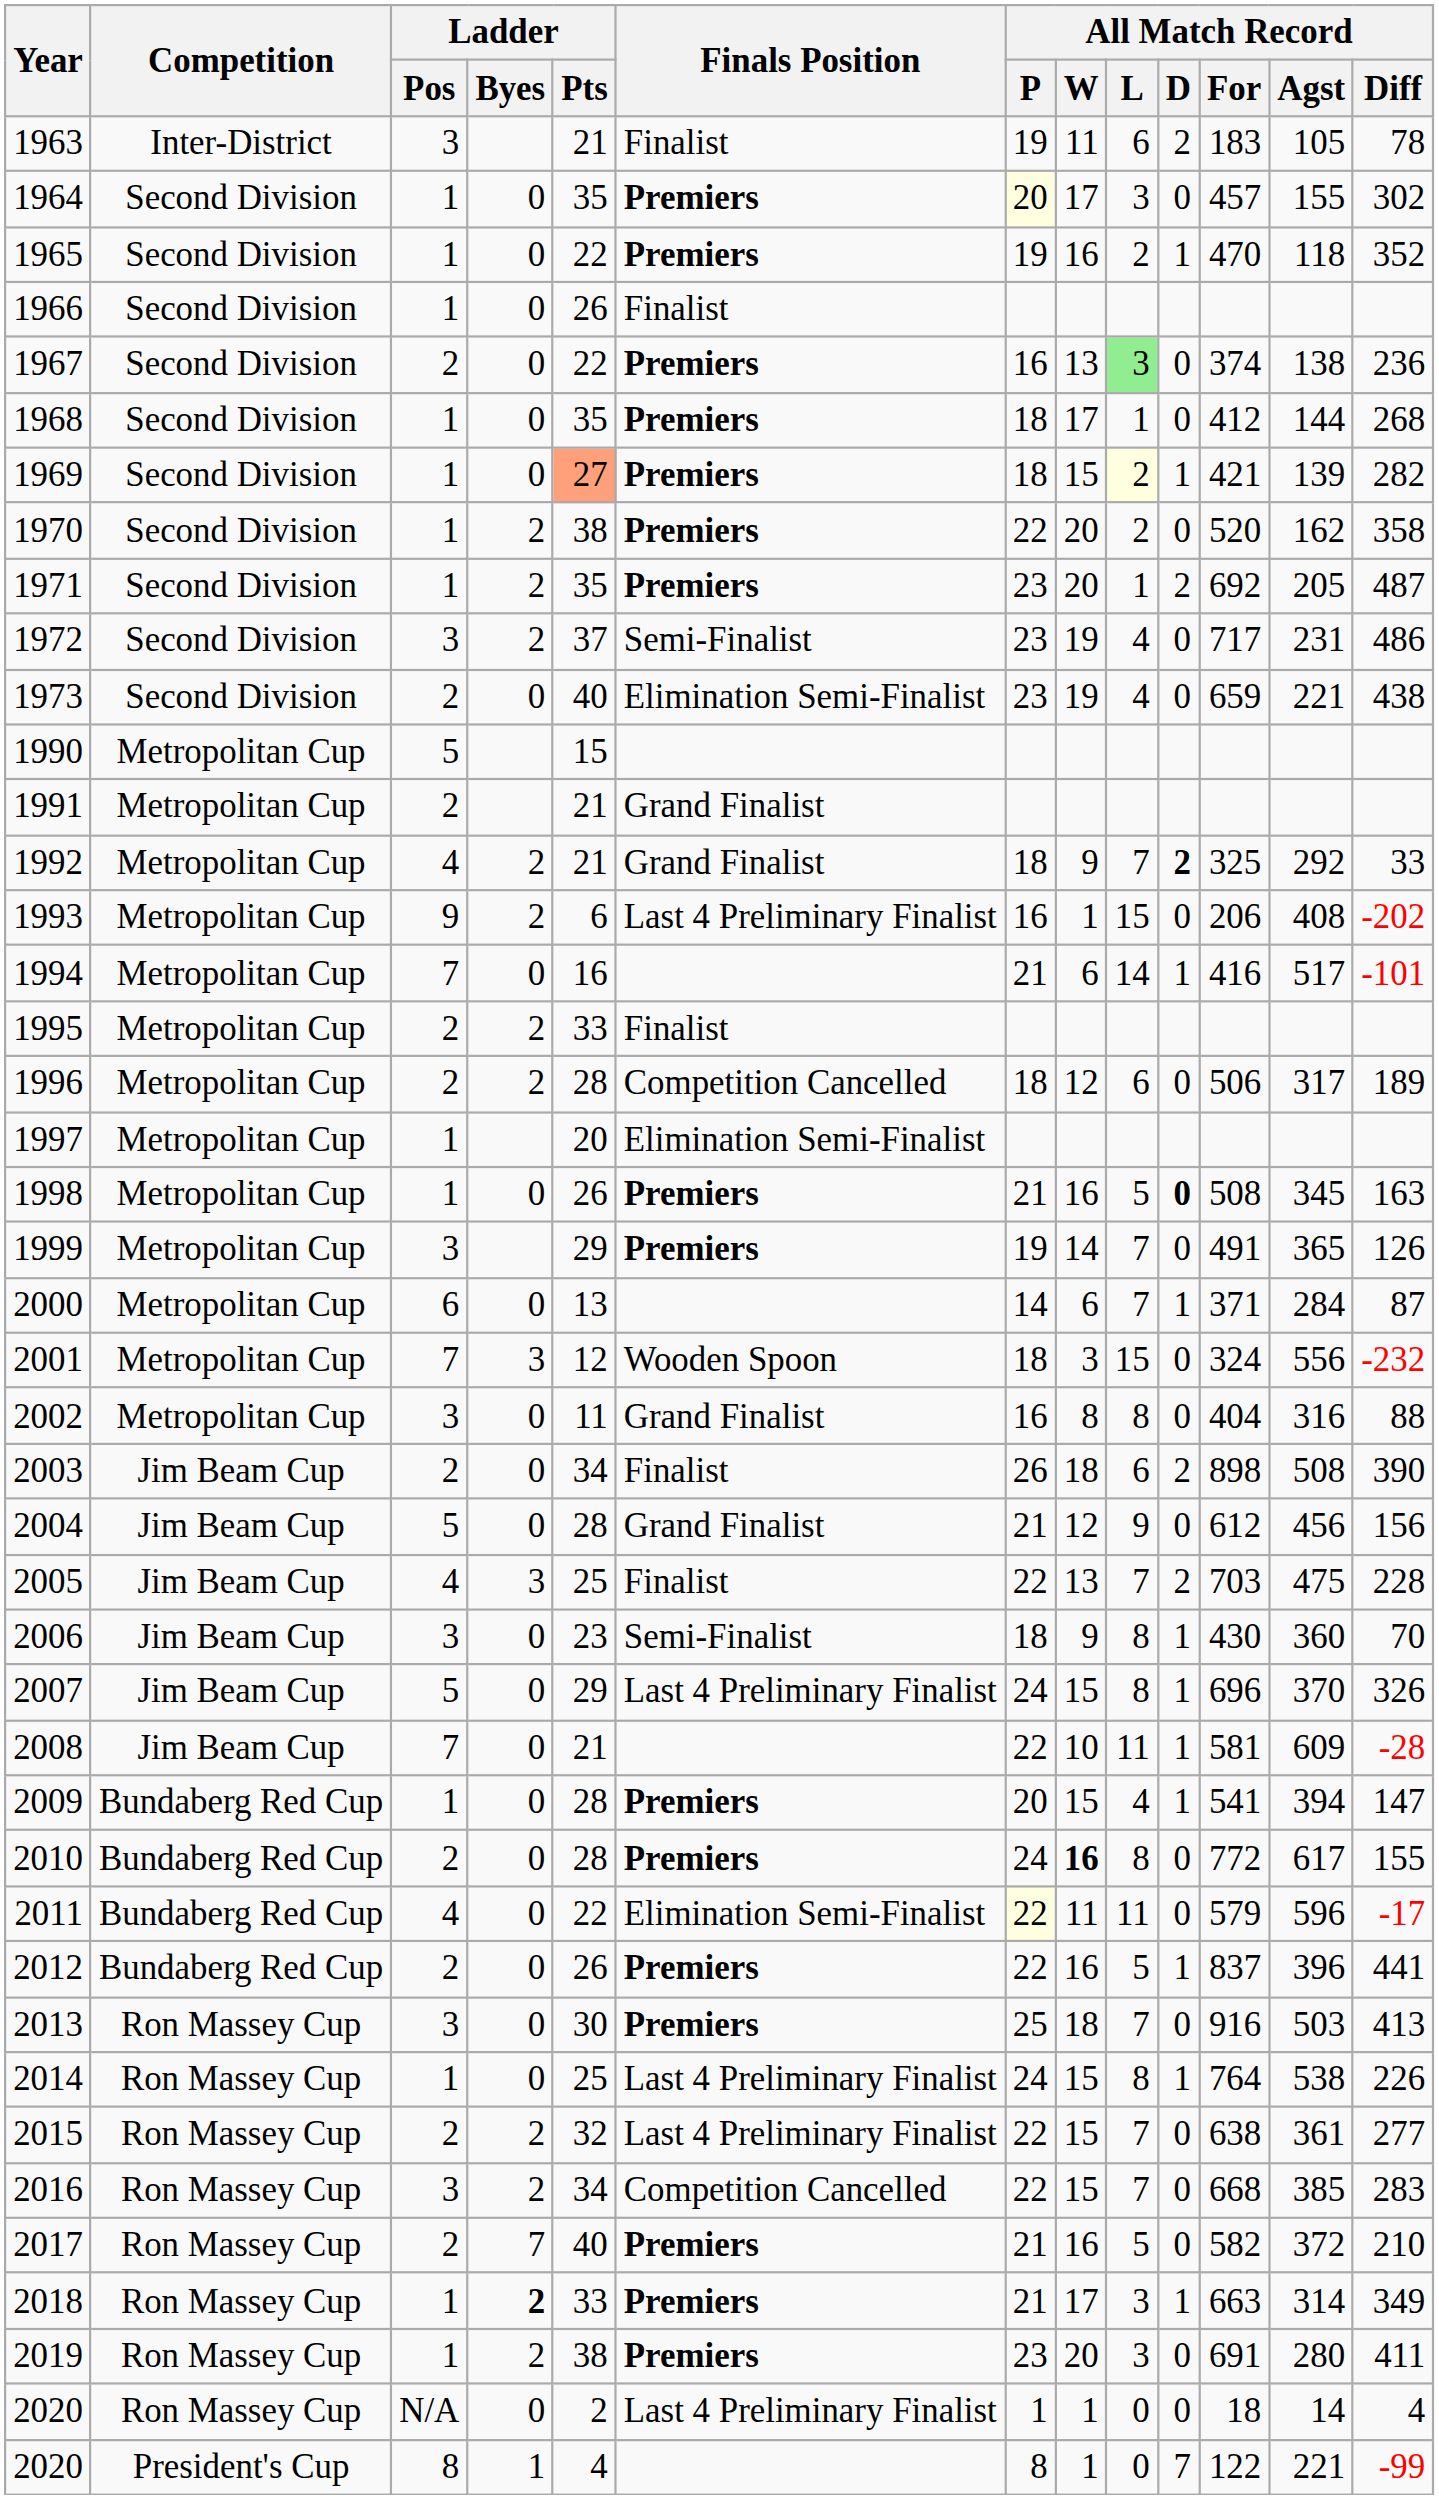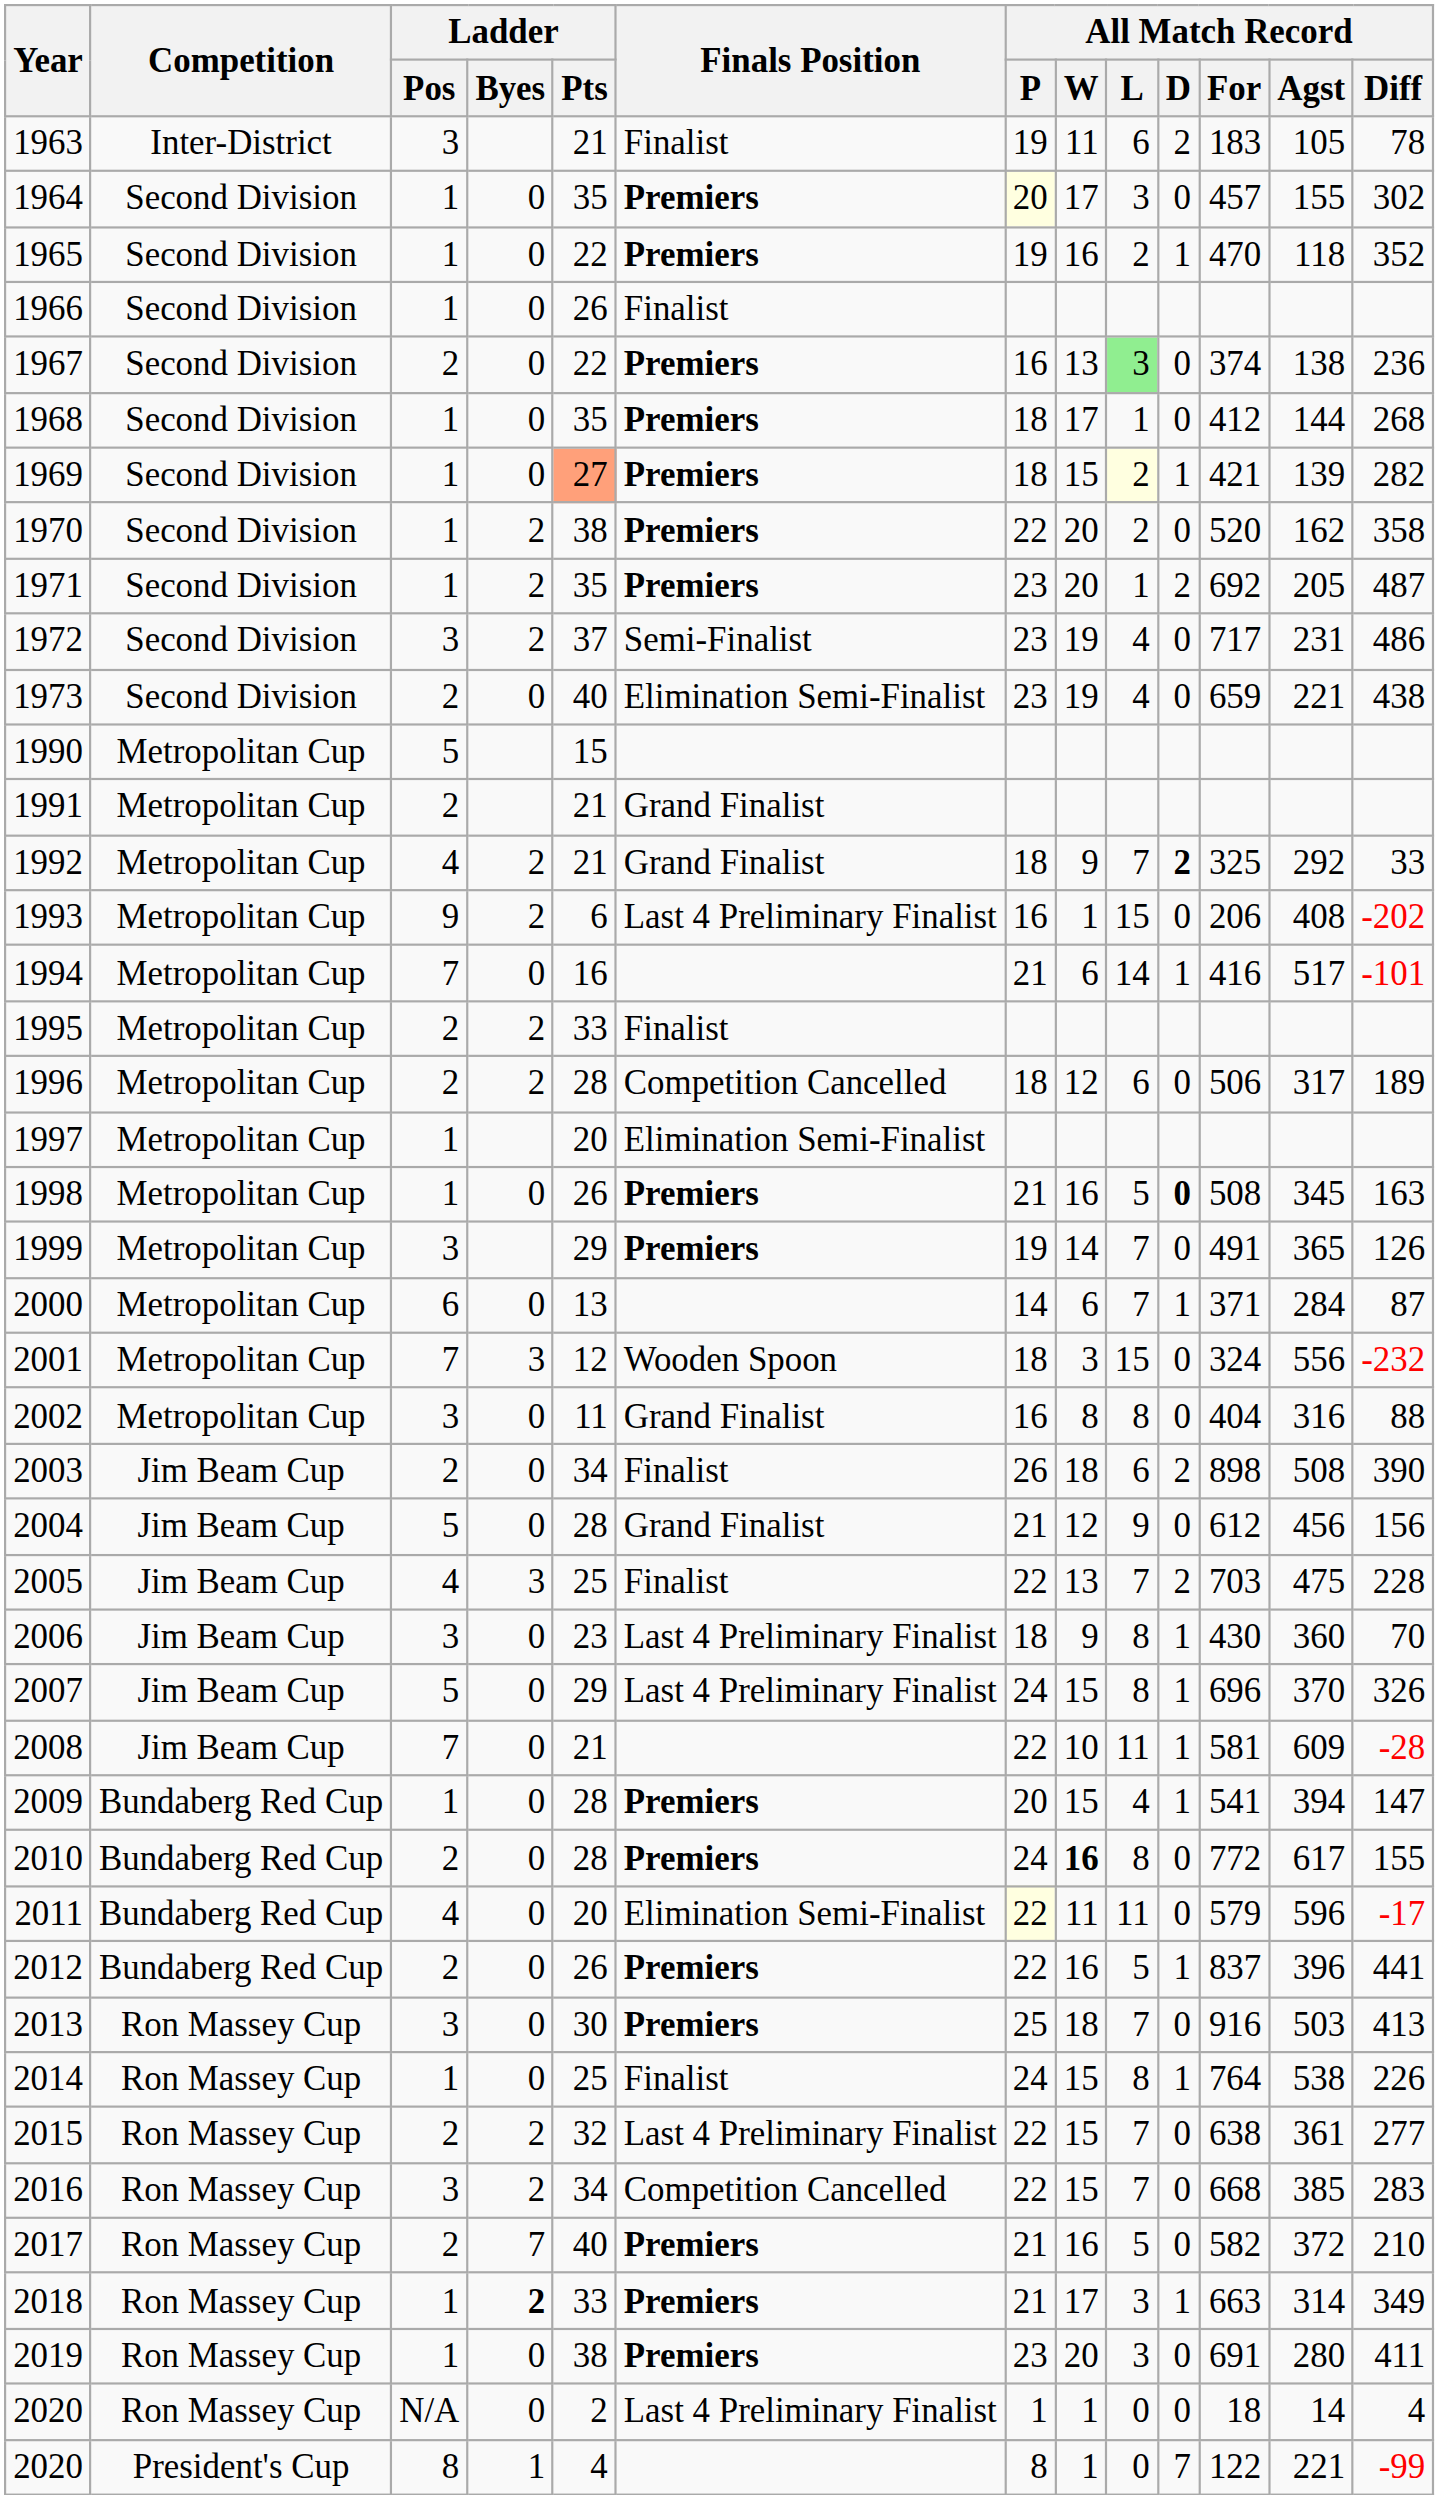(718, 1636) Semi-Finalist -> (810, 1636) Last 4 Preliminary Finalist
(590, 1912) 22 -> (590, 1912) 20
(810, 2078) Last 4 Preliminary Finalist -> (676, 2078) Finalist
(536, 2355) 2 -> (536, 2355) 0
